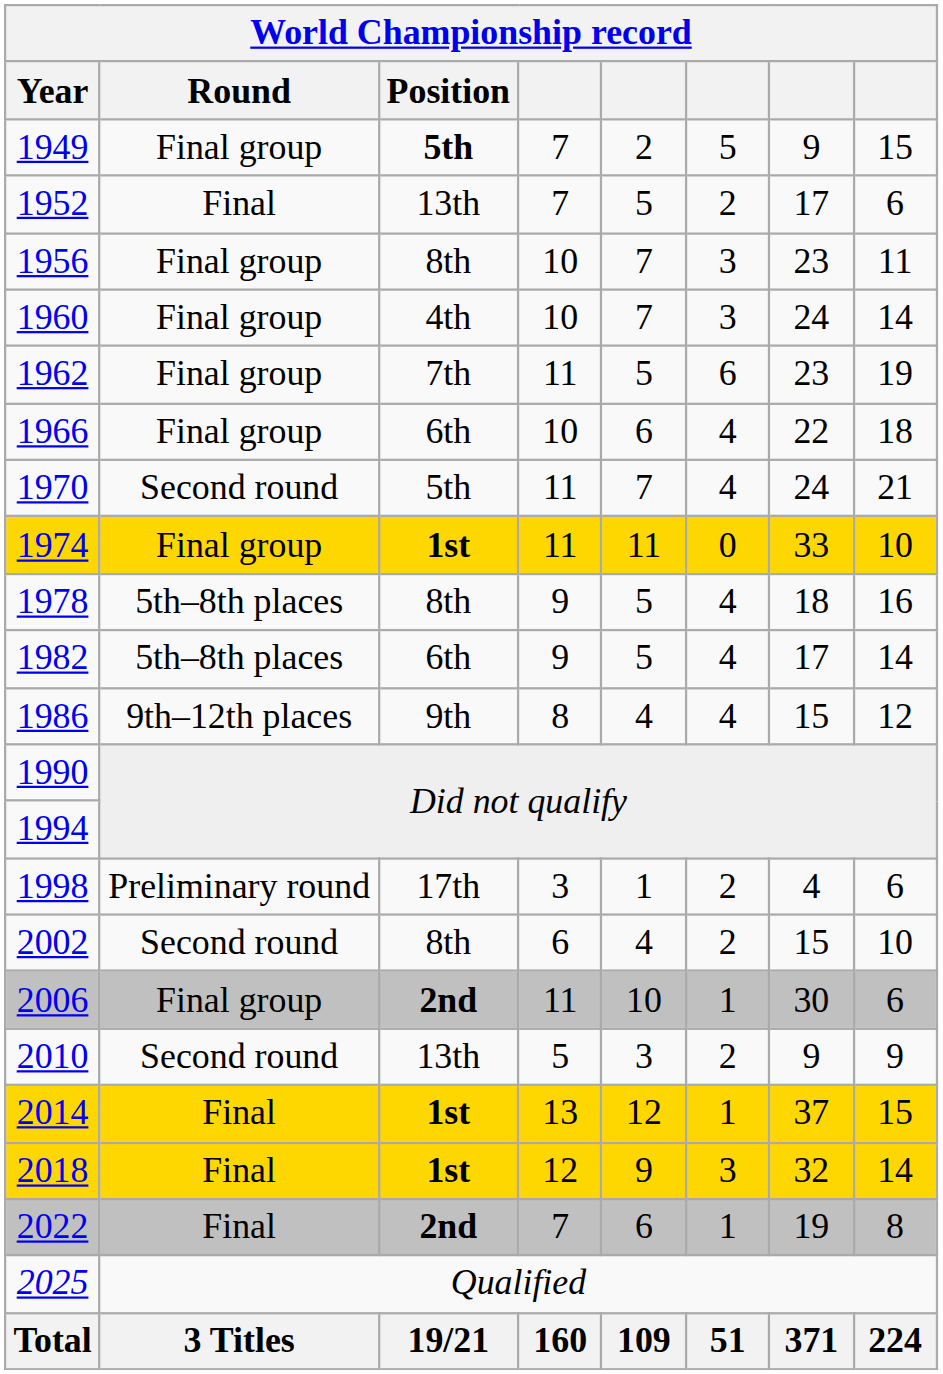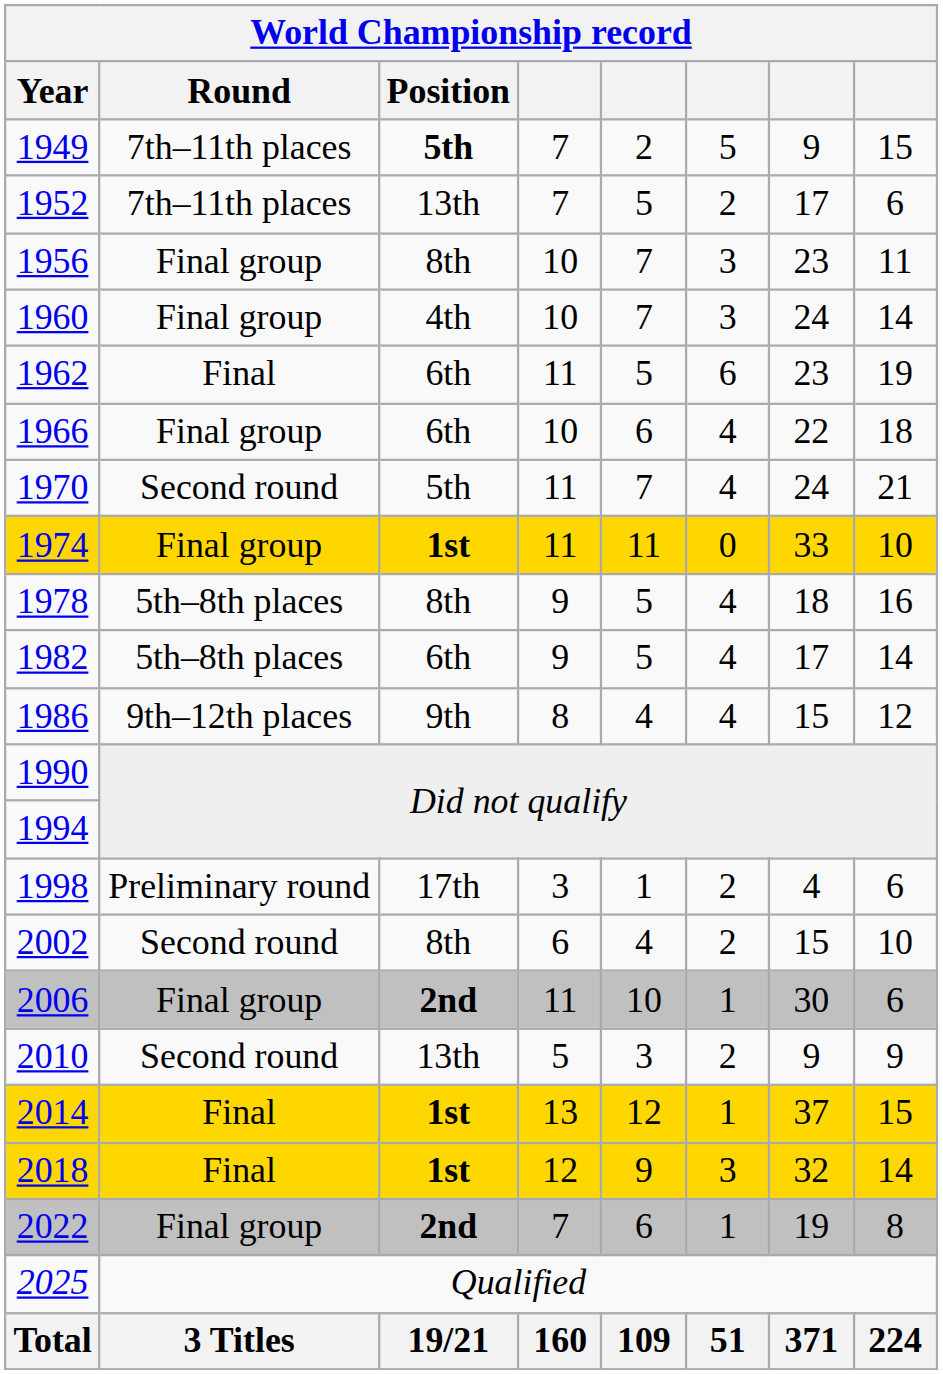(239, 146) Final group -> (239, 146) 7th–11th places
(239, 203) Final -> (239, 203) 7th–11th places
(239, 373) Final group -> (239, 373) Final
(448, 373) 7th -> (448, 373) 6th
(239, 1226) Final -> (239, 1226) Final group
